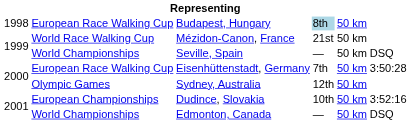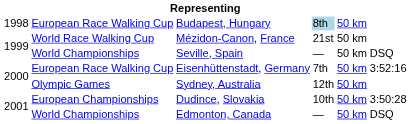(388, 69) 3:50:28 -> (388, 69) 3:52:16
(388, 99) 3:52:16 -> (388, 99) 3:50:28
